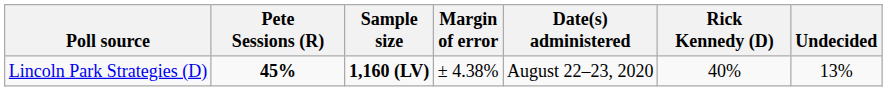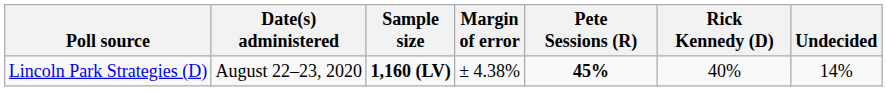columns swapped: (580, 30) <-> (278, 30)
(836, 70) 13% -> (836, 70) 14%
